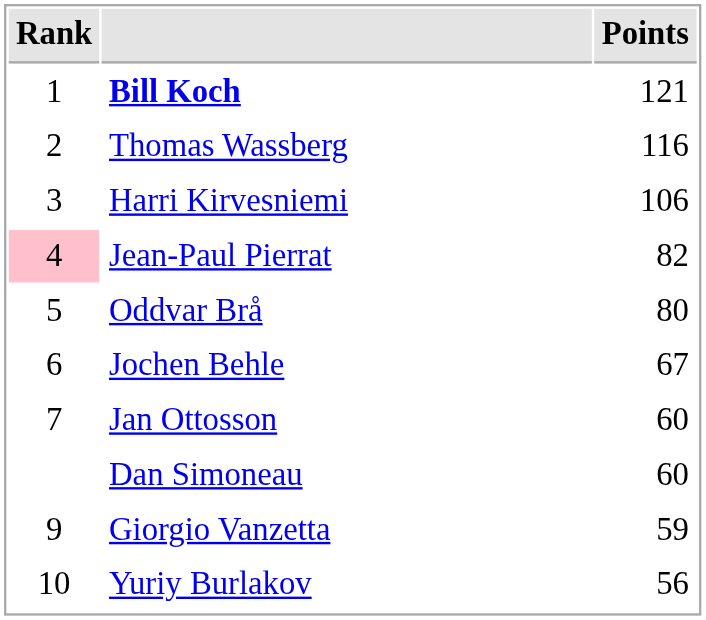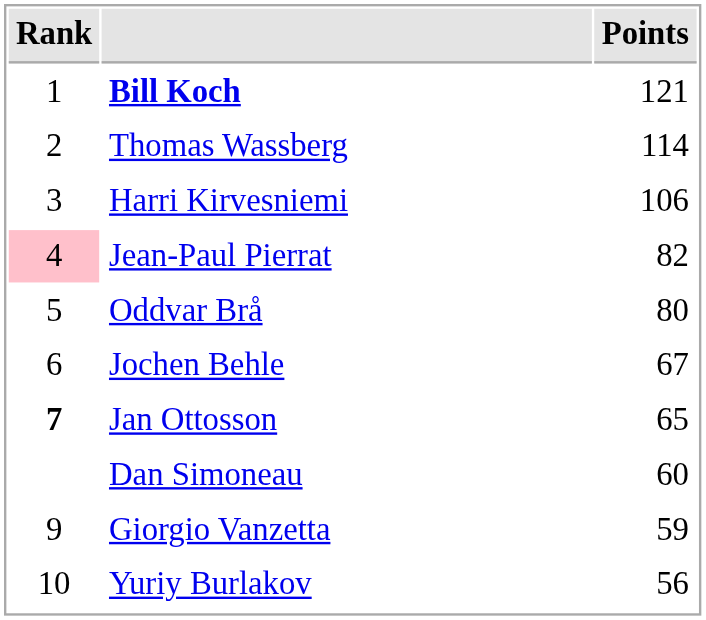(665, 146) 116 -> (665, 146) 114
(54, 419) normal -> (54, 419) bold
(673, 419) 60 -> (673, 419) 65
